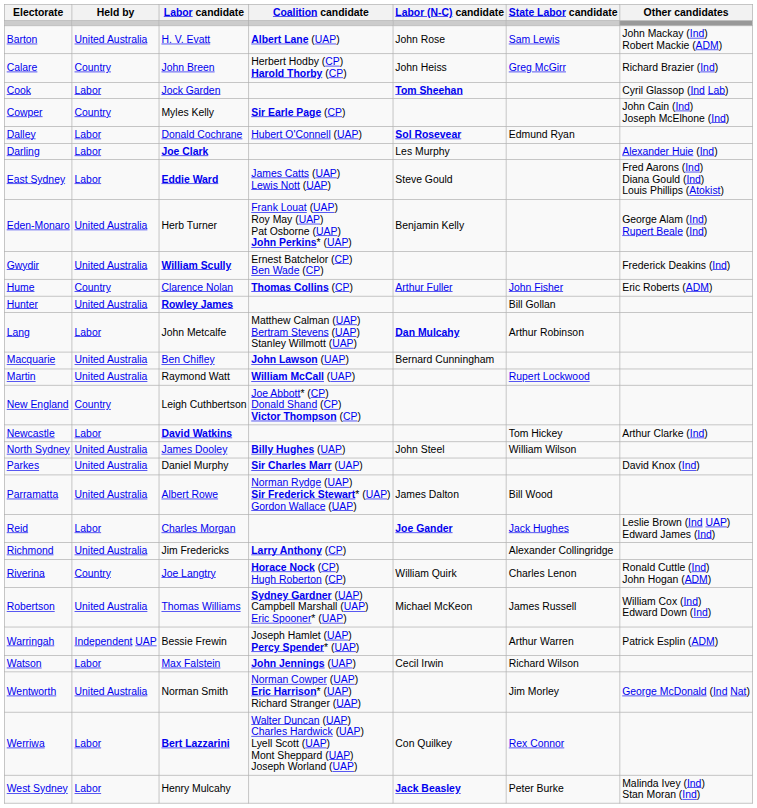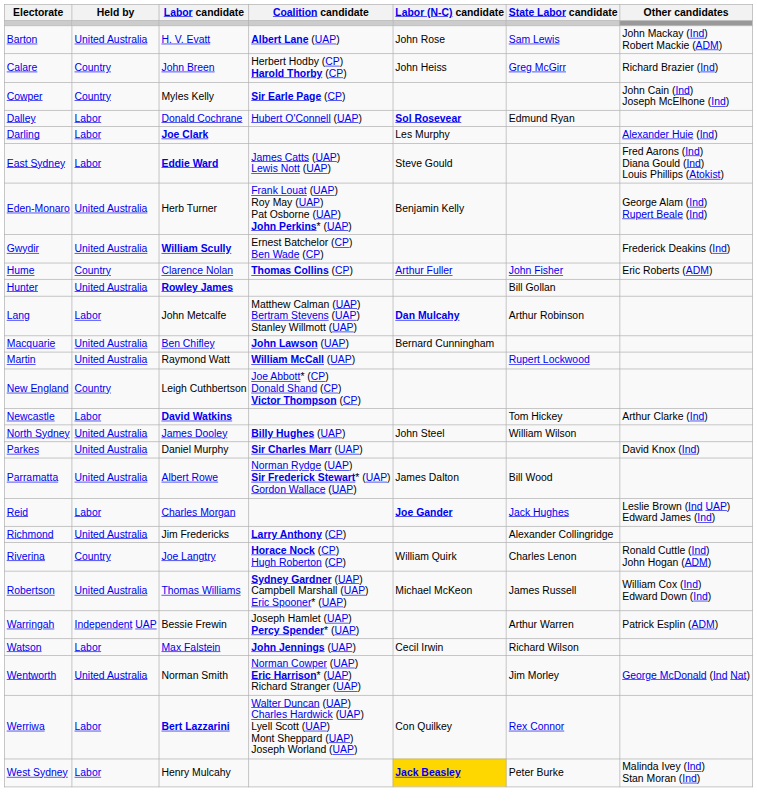- row: (19, 90)
(428, 789) no background -> (428, 772) gold background
